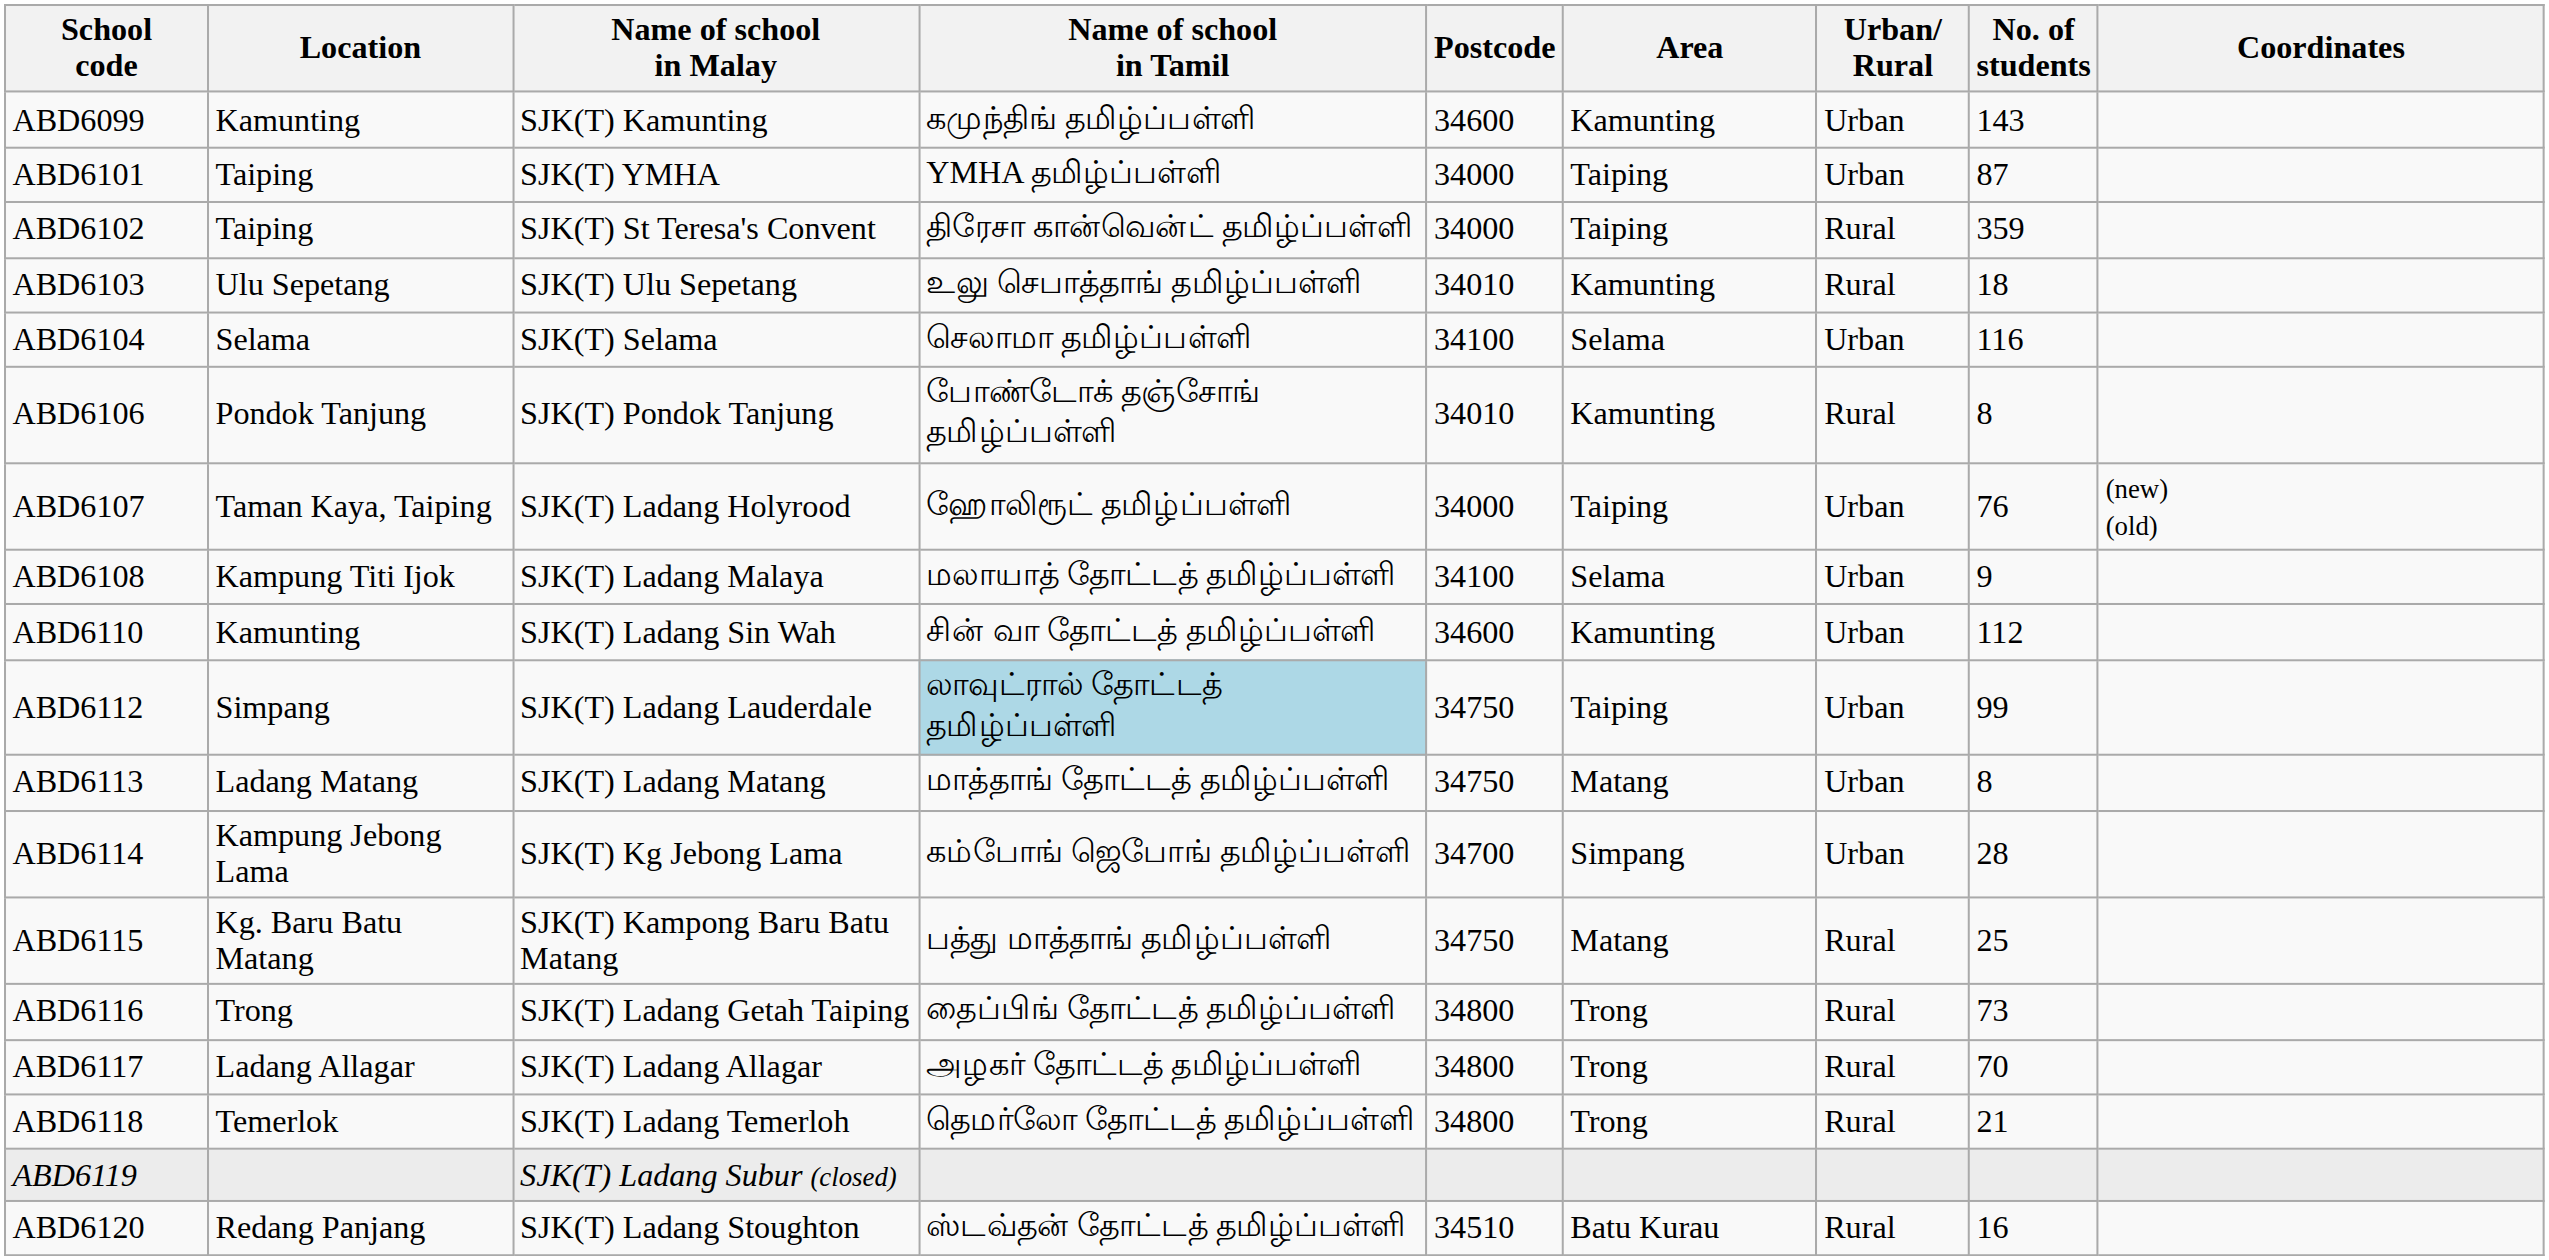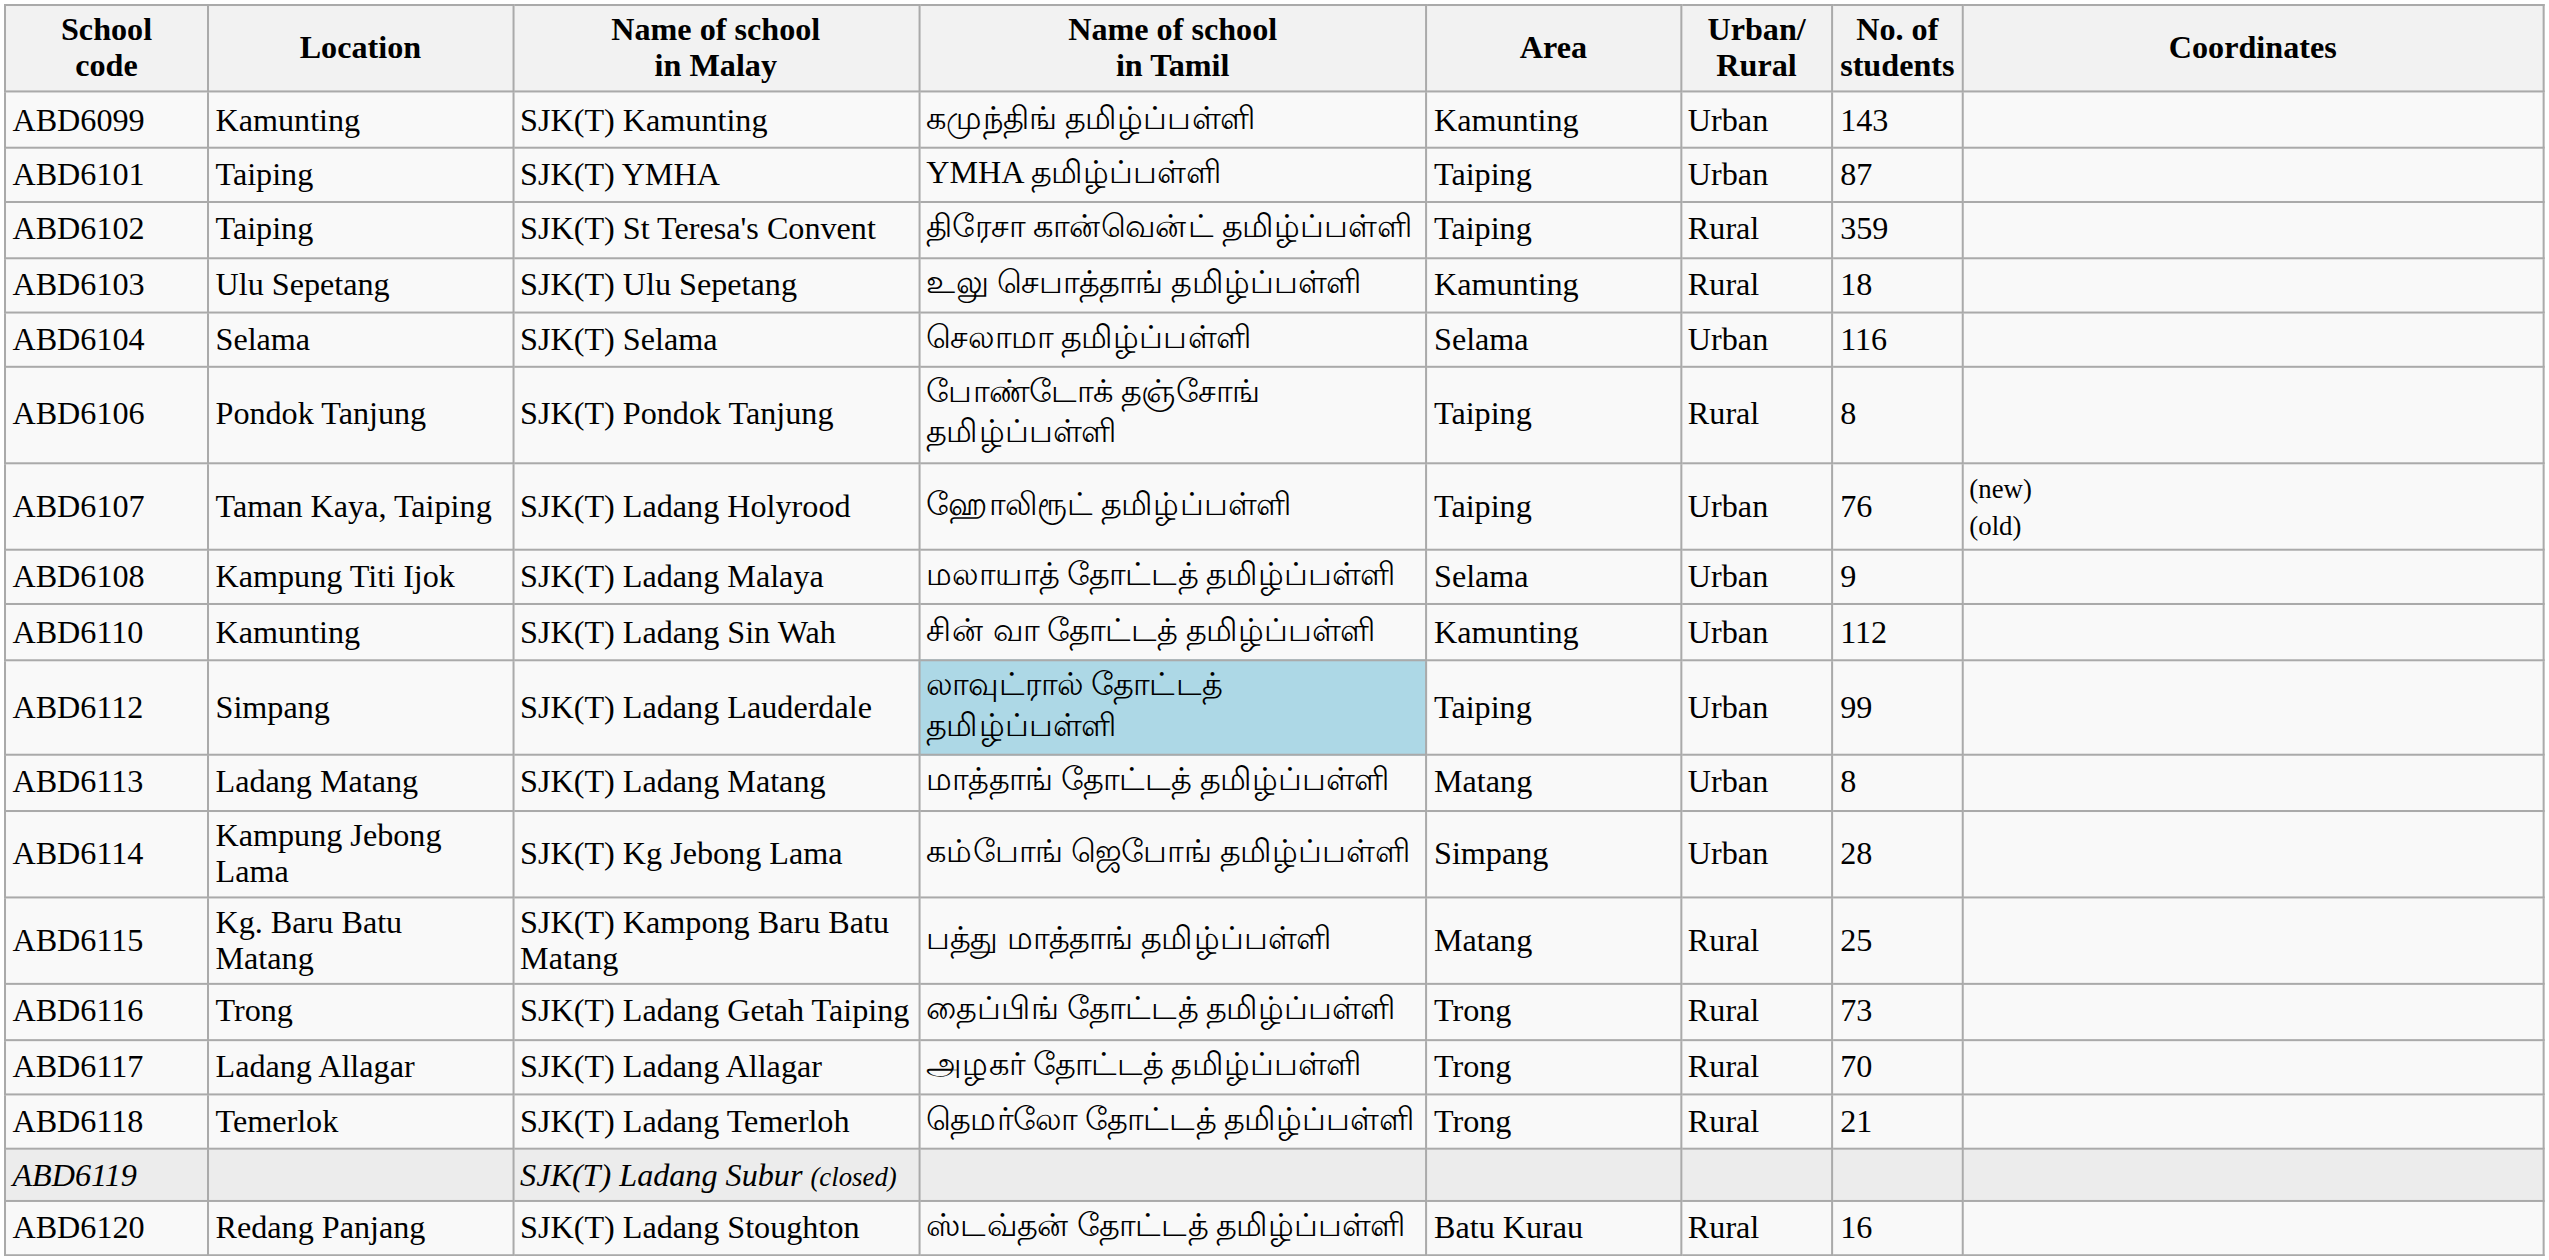- column: (1495, 48)
(1643, 414) Kamunting -> (1483, 414) Taiping
